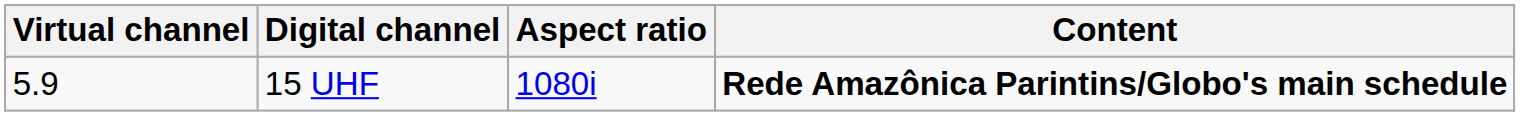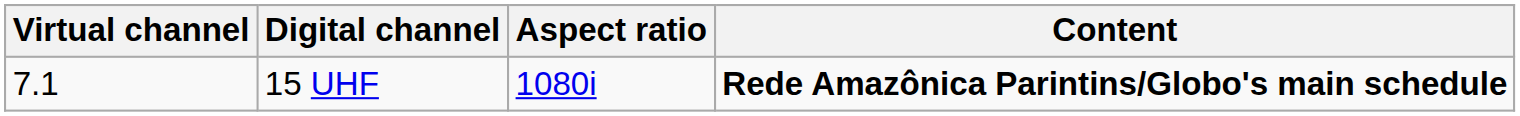(36, 83) 5.9 -> (36, 83) 7.1
